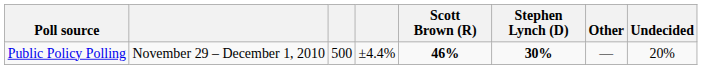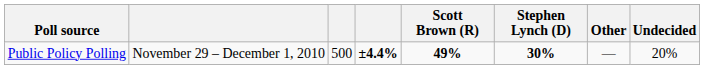(377, 53) normal -> (378, 53) bold
(445, 53) 46% -> (447, 53) 49%
